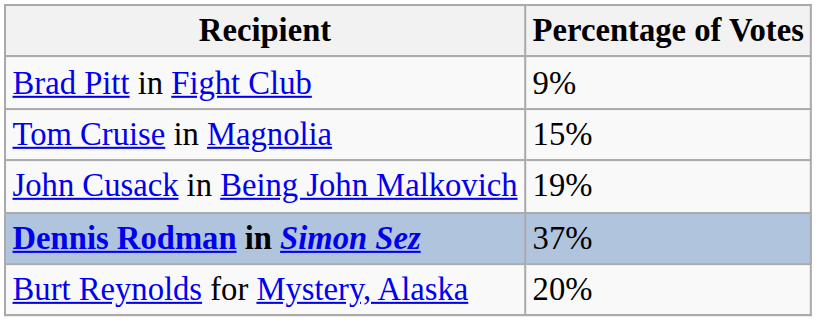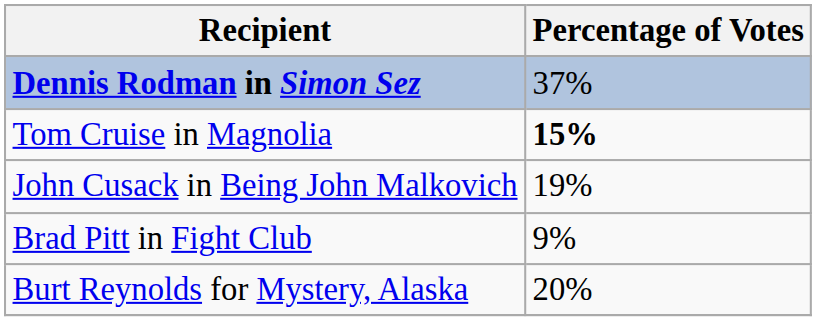rows swapped: (217, 237) <-> (162, 82)
(562, 133) normal -> (565, 133) bold
